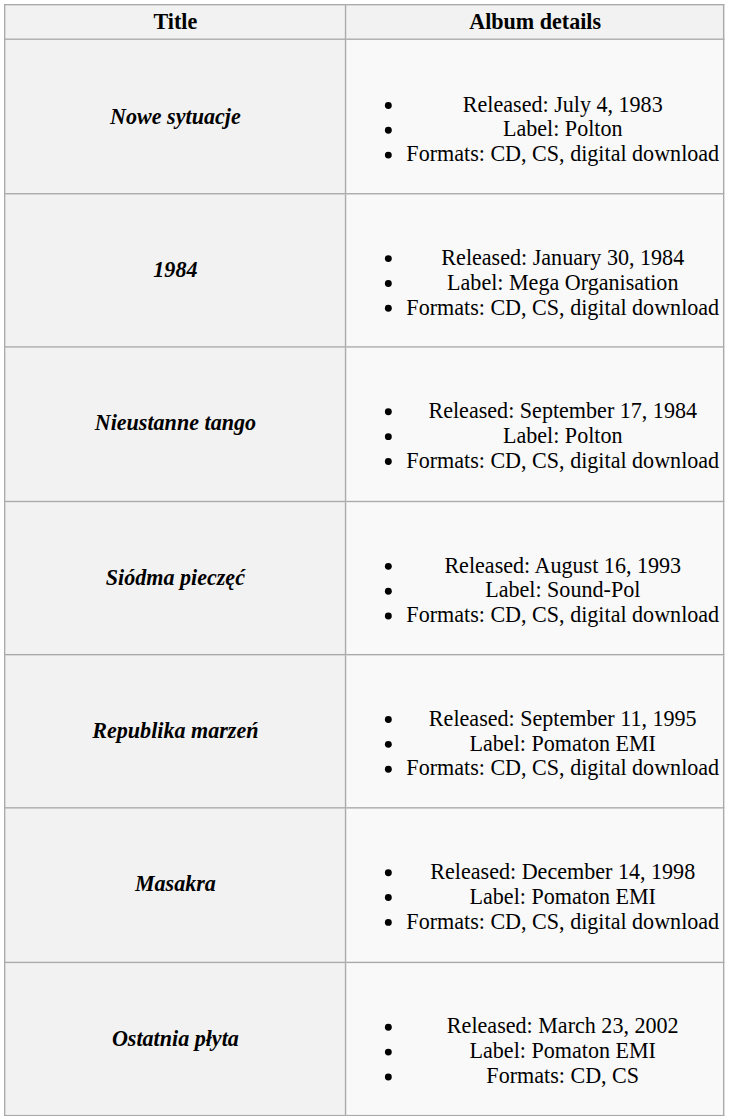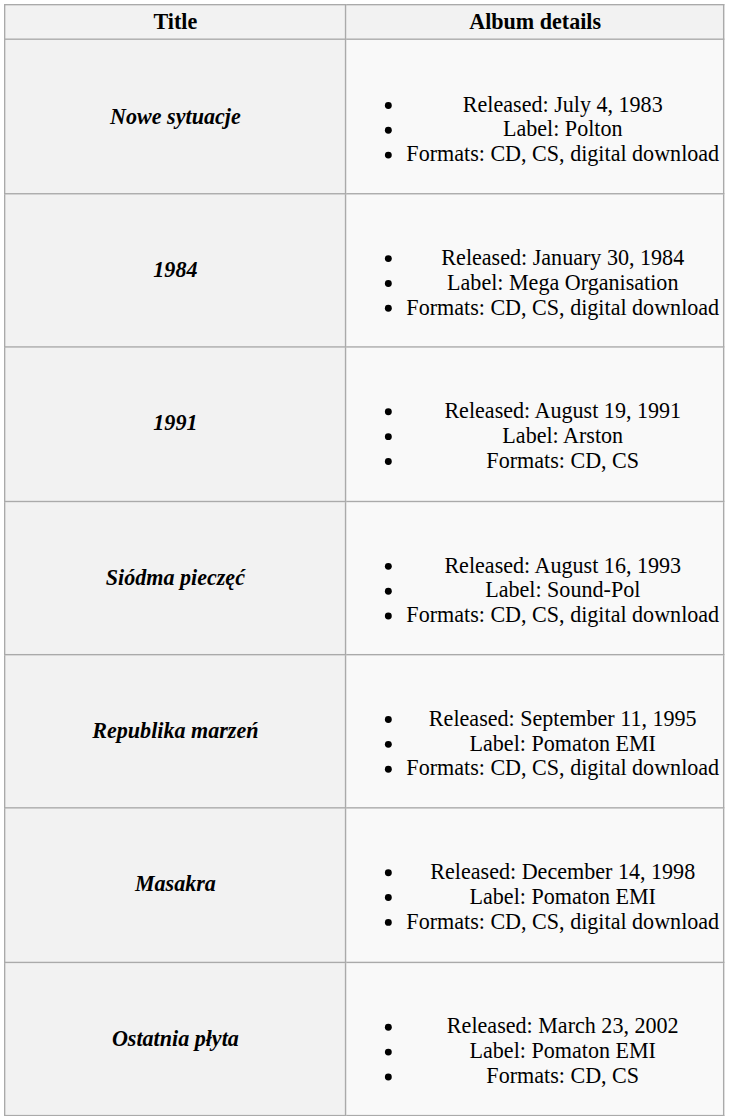- row: (175, 423)
+ row: (175, 423)
